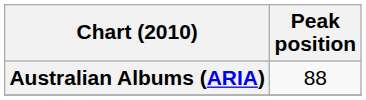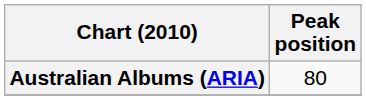(315, 77) 88 -> (315, 77) 80
